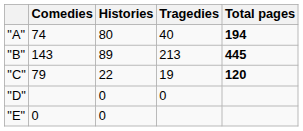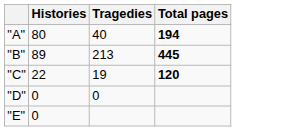- column: (62, 14)
